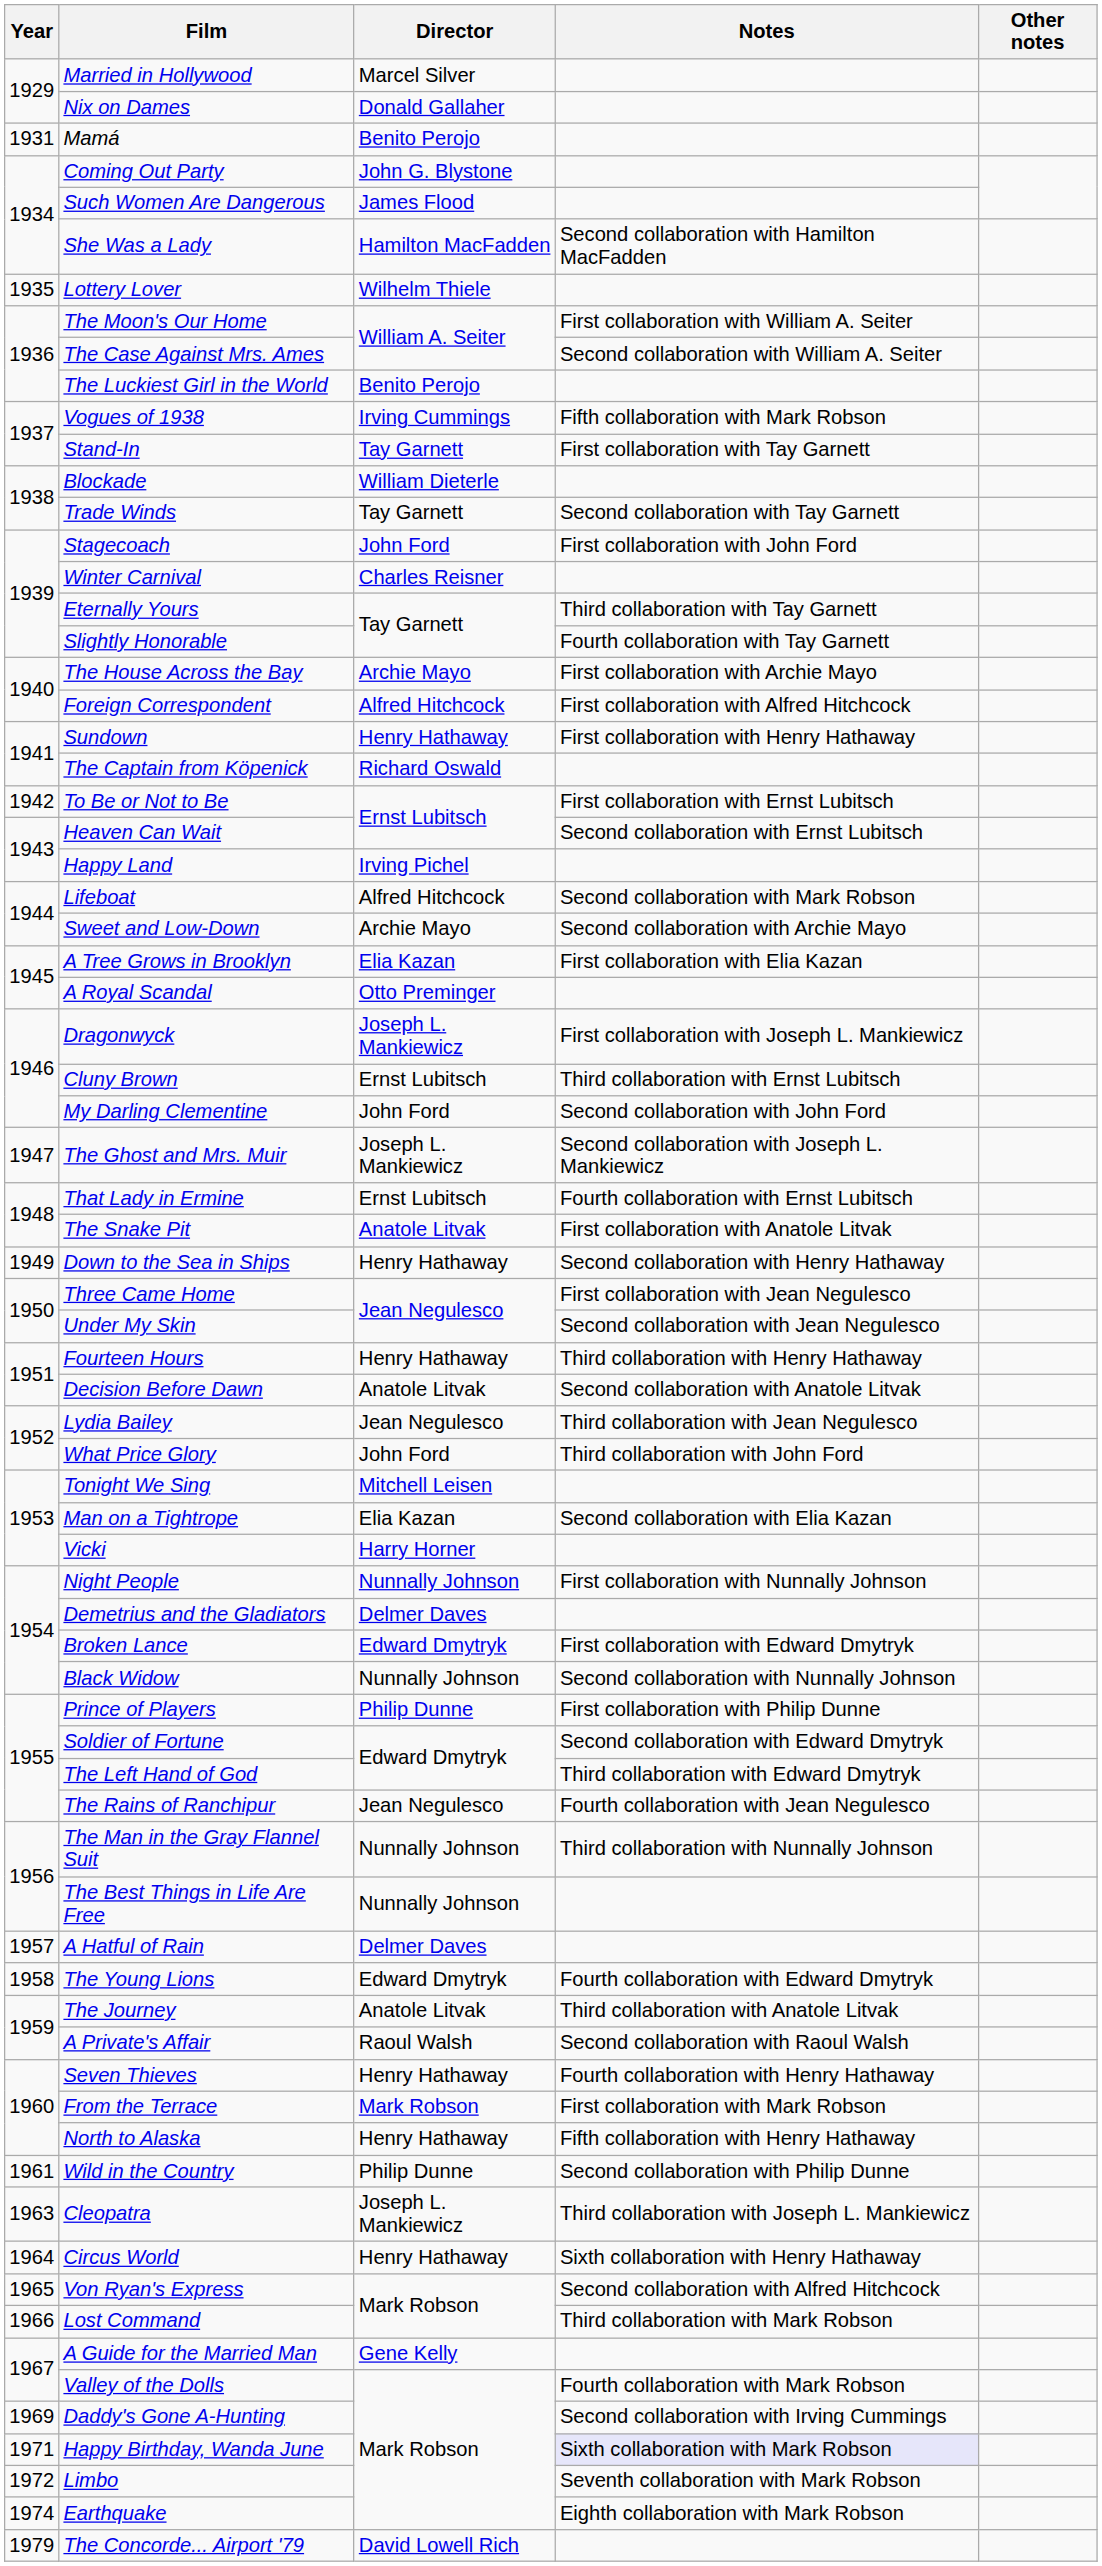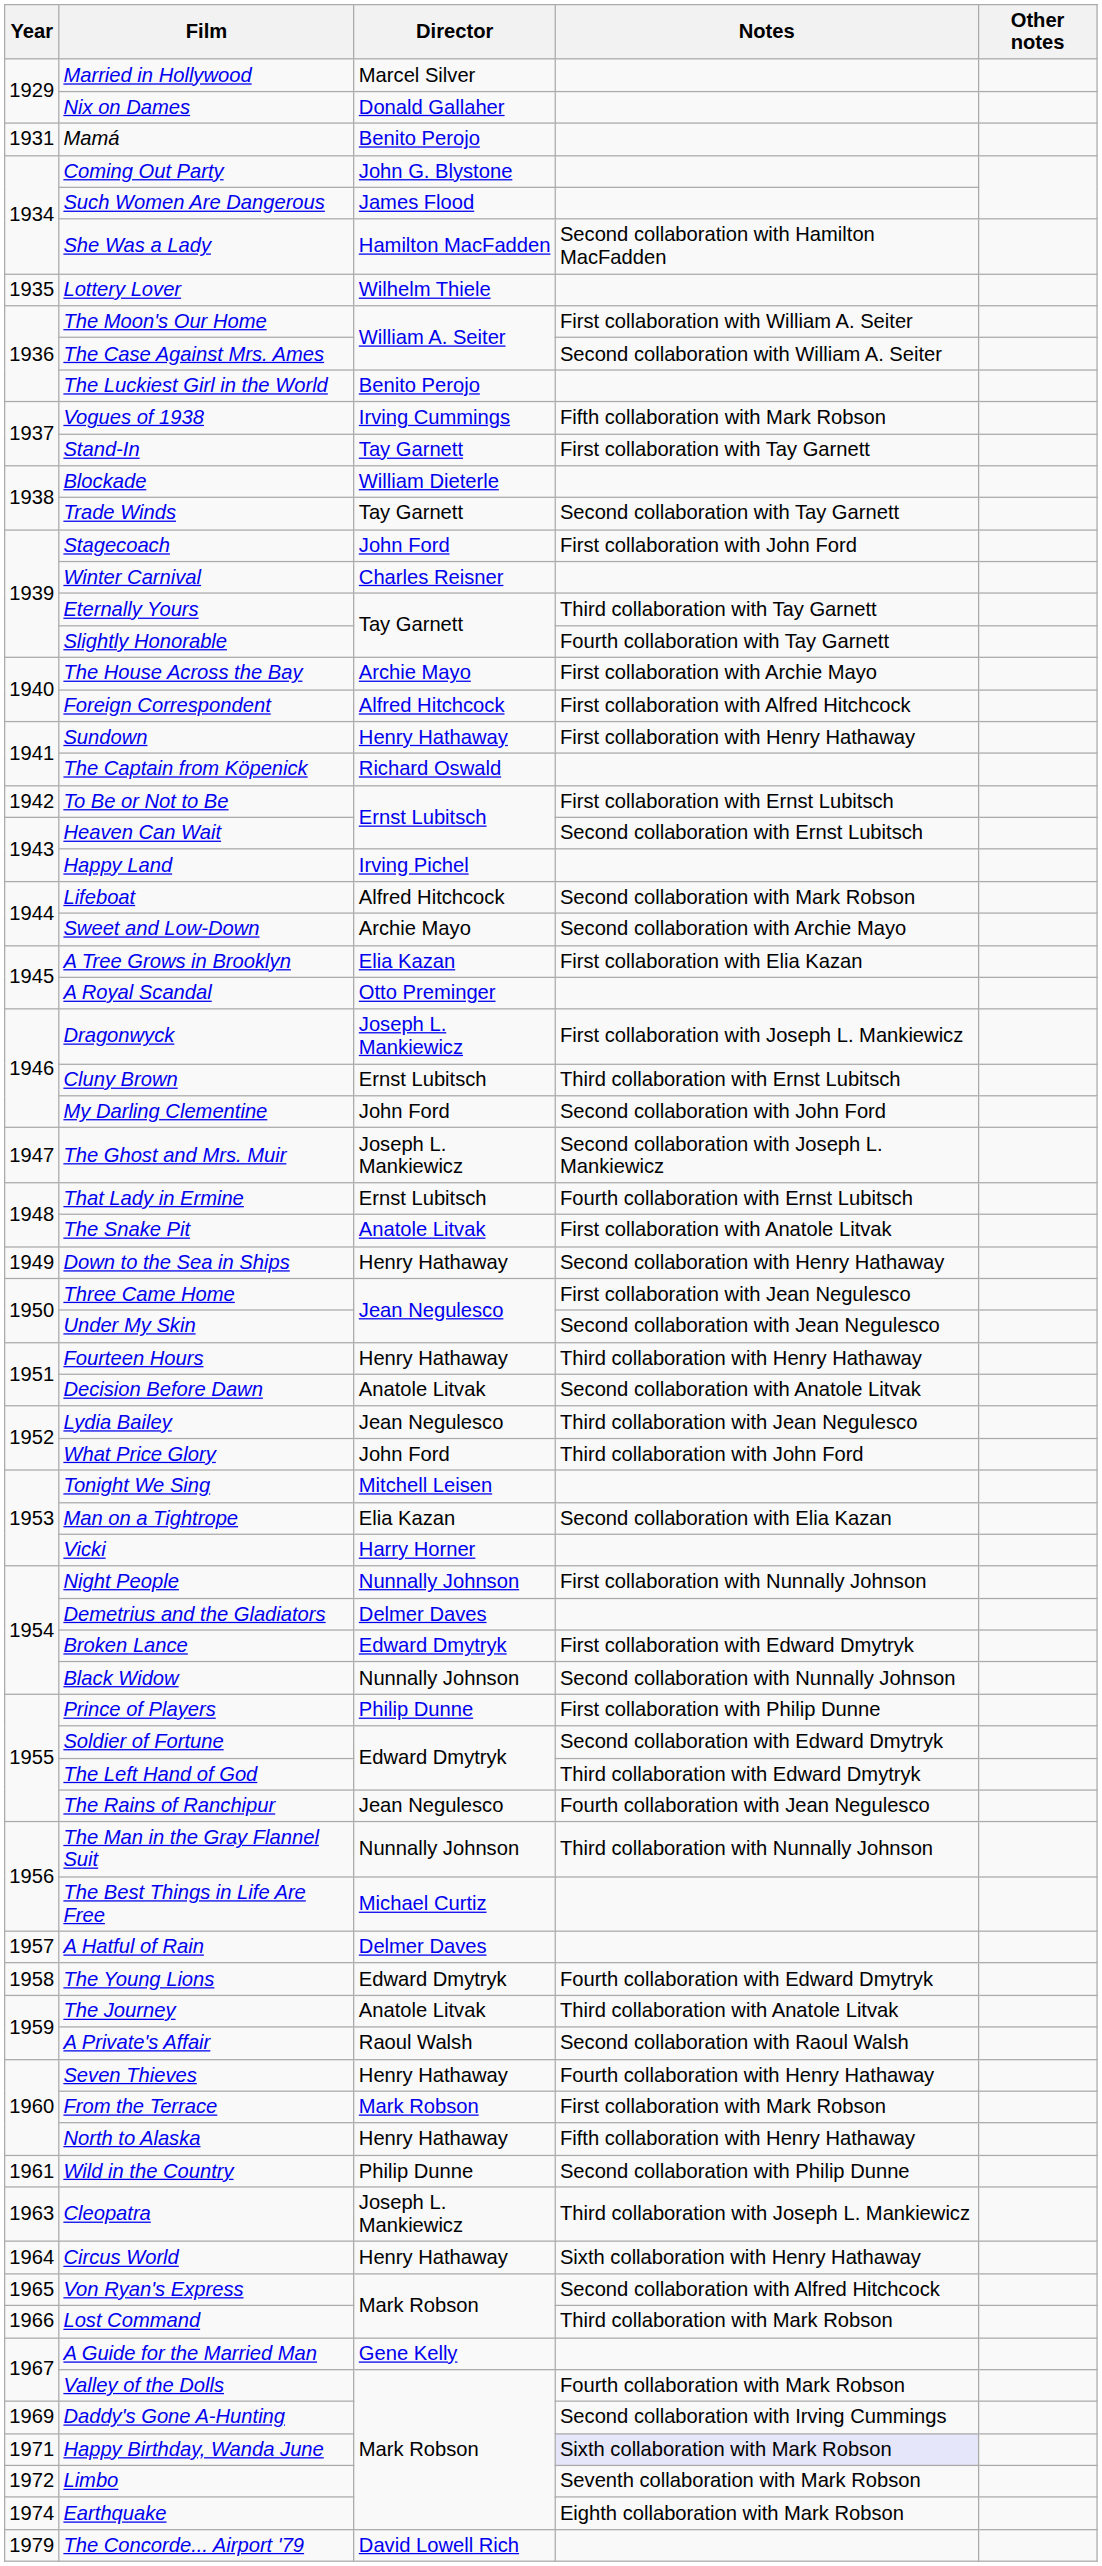(439, 1903) Nunnally Johnson -> (423, 1903) Michael Curtiz
